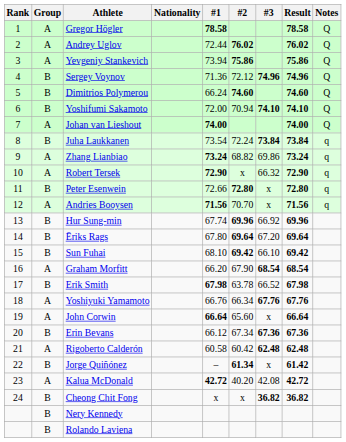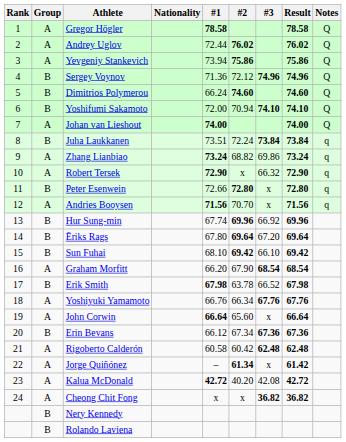(216, 141) 73.54 -> (216, 141) 73.51
(47, 365) B -> (47, 365) A
(47, 397) B -> (47, 397) A
